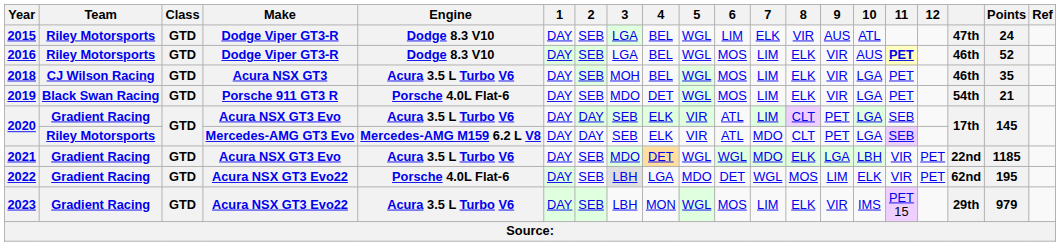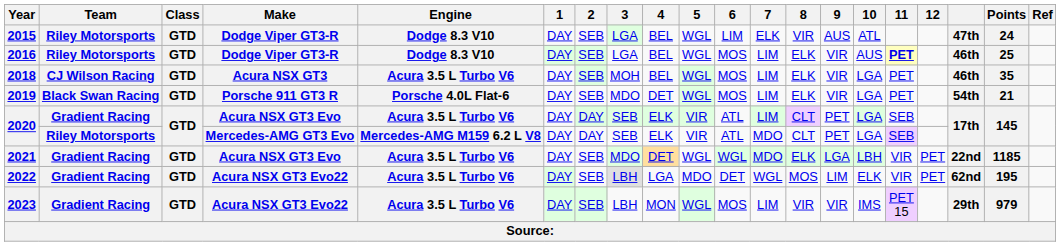(1007, 55) 52 -> (1007, 55) 25
(451, 177) Porsche 4.0L Flat-6 -> (451, 177) Acura 3.5 L Turbo V6
(803, 204) ELK -> (803, 204) VIR
